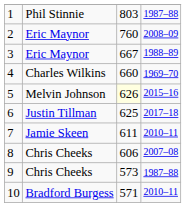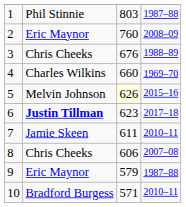(57, 53) Eric Maynor -> (59, 53) Chris Cheeks
(129, 53) 667 -> (129, 53) 676
(61, 113) normal -> (64, 113) bold
(129, 113) 625 -> (129, 113) 623
(59, 172) Chris Cheeks -> (57, 172) Eric Maynor
(129, 172) 573 -> (129, 172) 579
